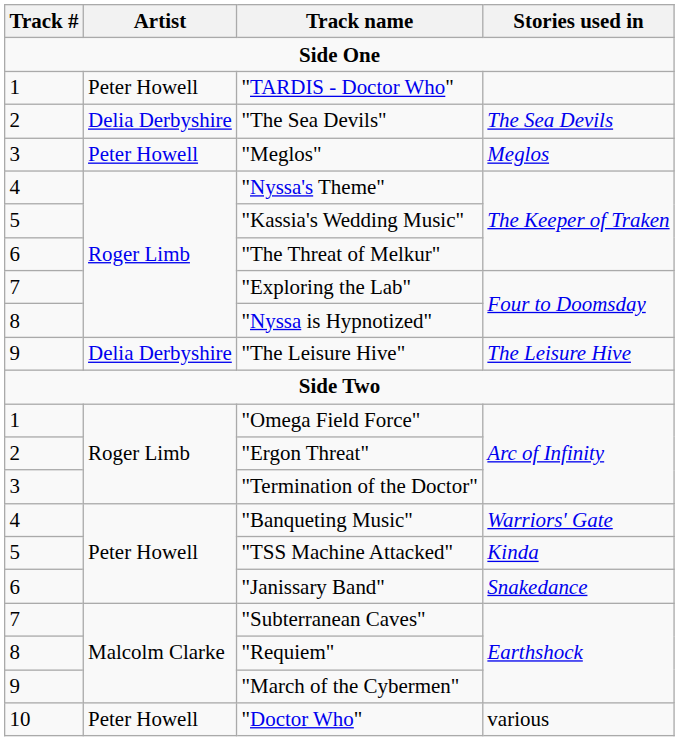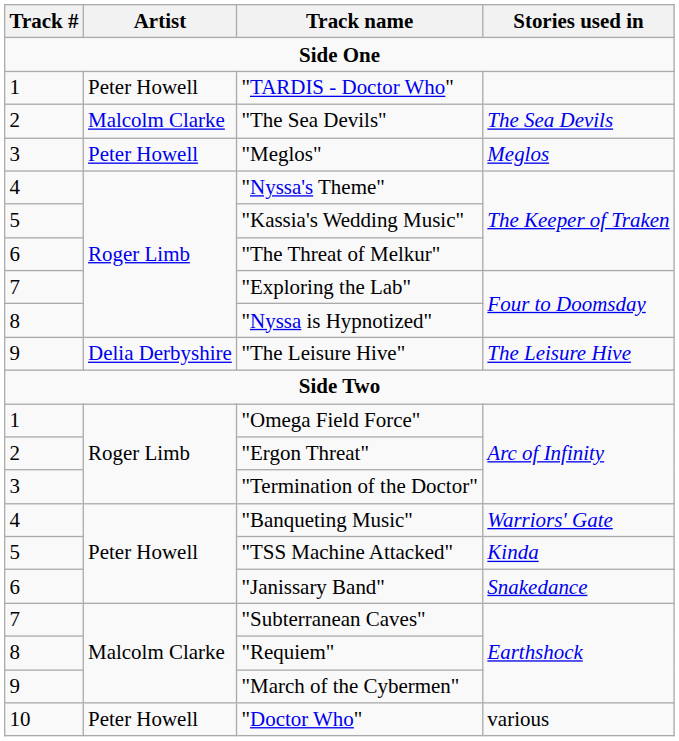(160, 120) Delia Derbyshire -> (156, 120) Malcolm Clarke
